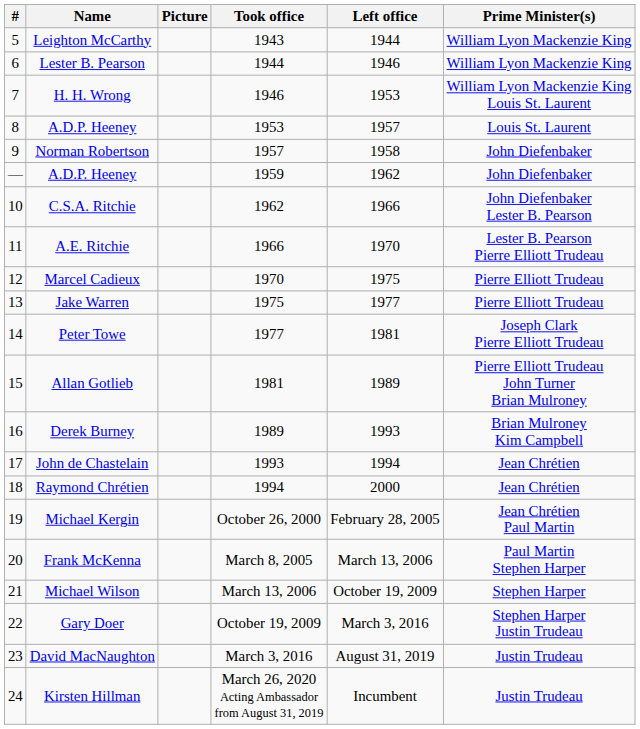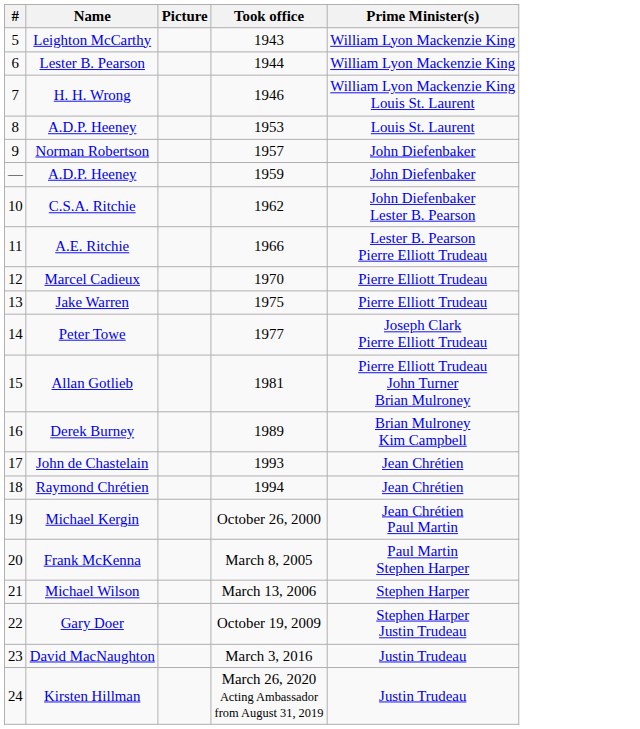- column: (385, 16)
